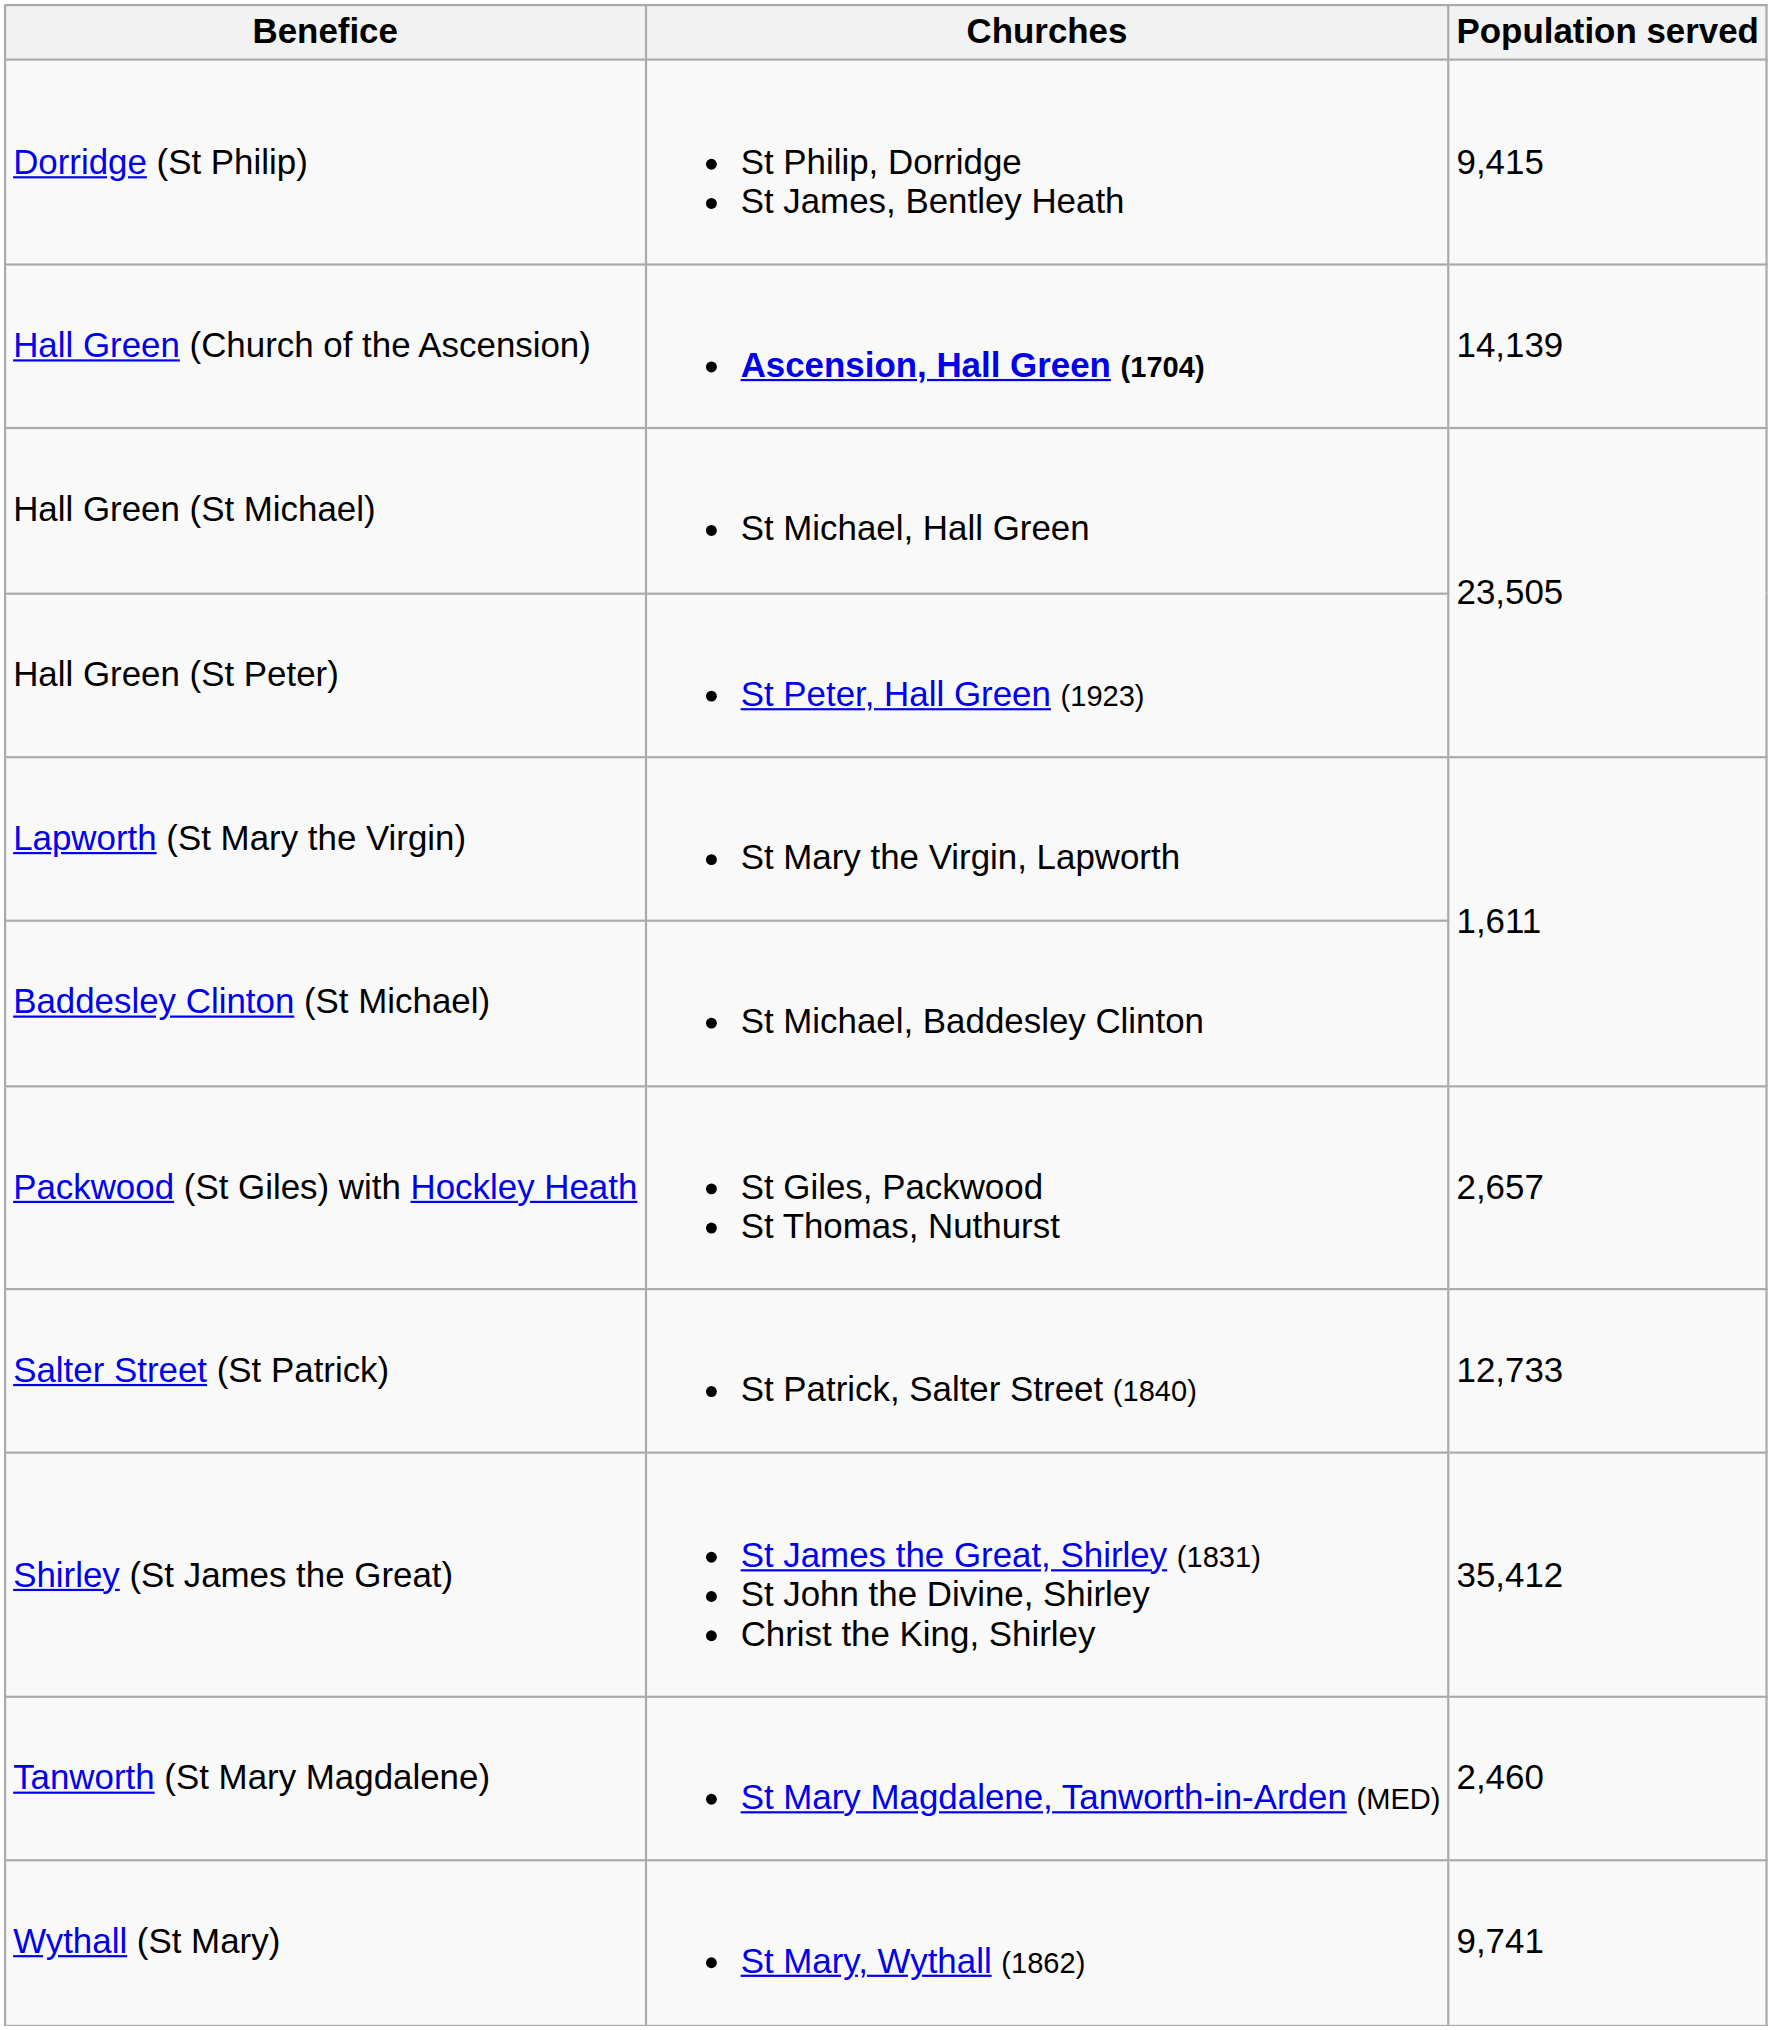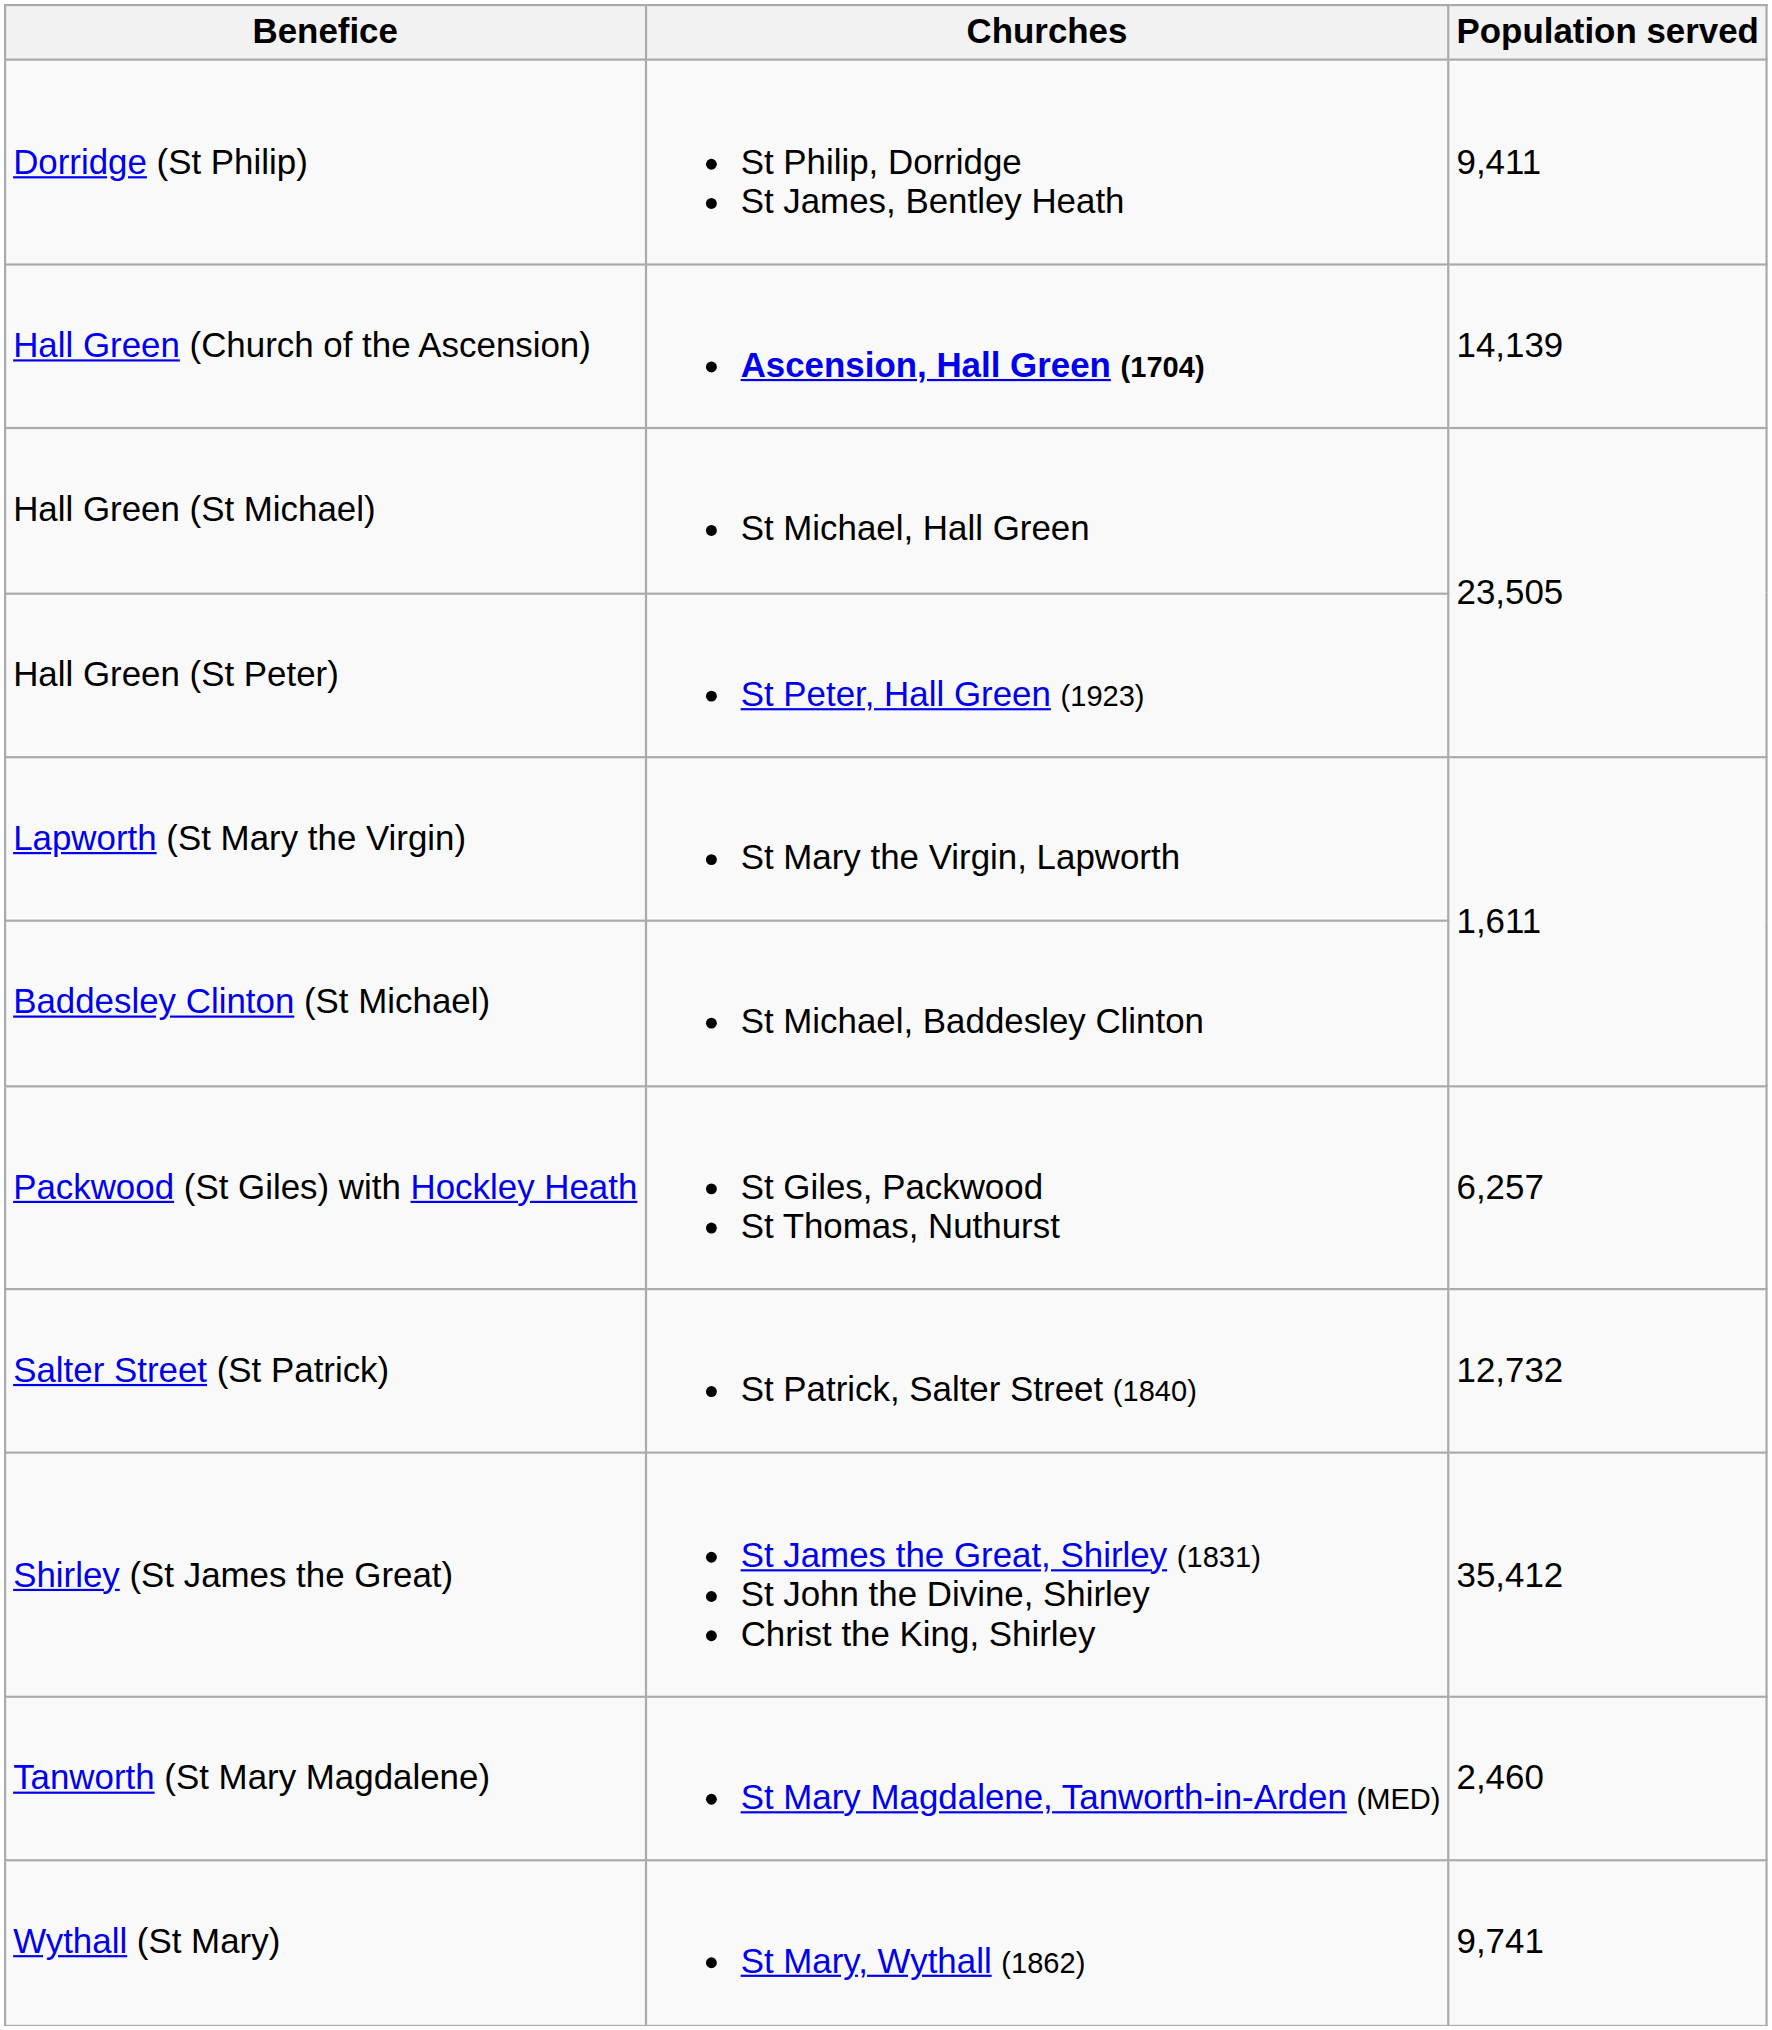(1500, 161) 9,415 -> (1499, 161) 9,411
(1500, 1186) 2,657 -> (1500, 1186) 6,257
(1510, 1370) 12,733 -> (1510, 1370) 12,732
